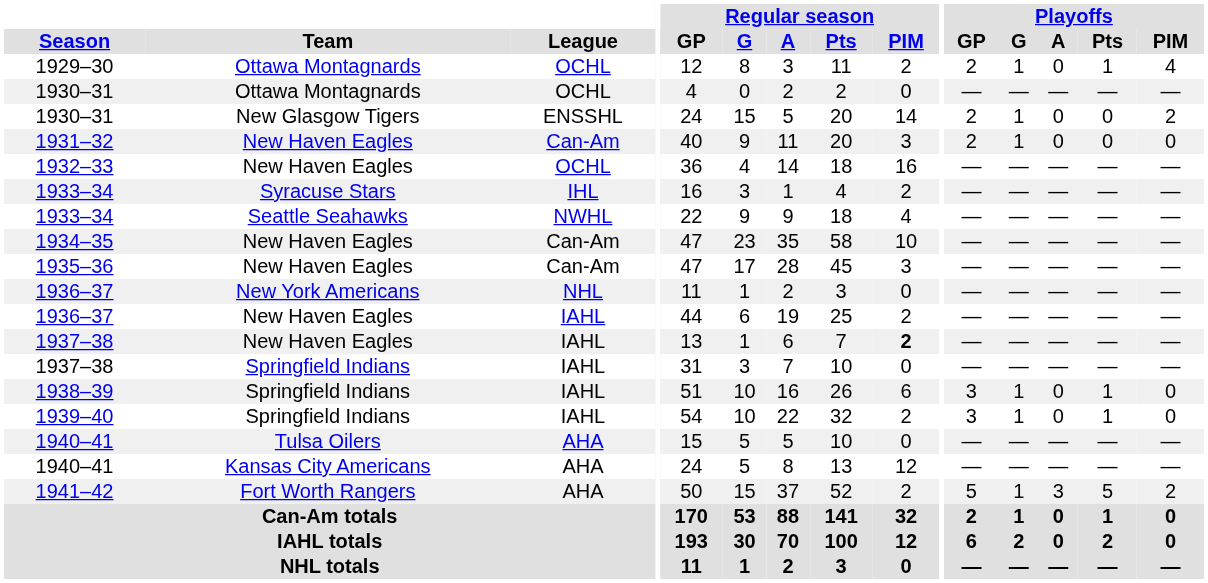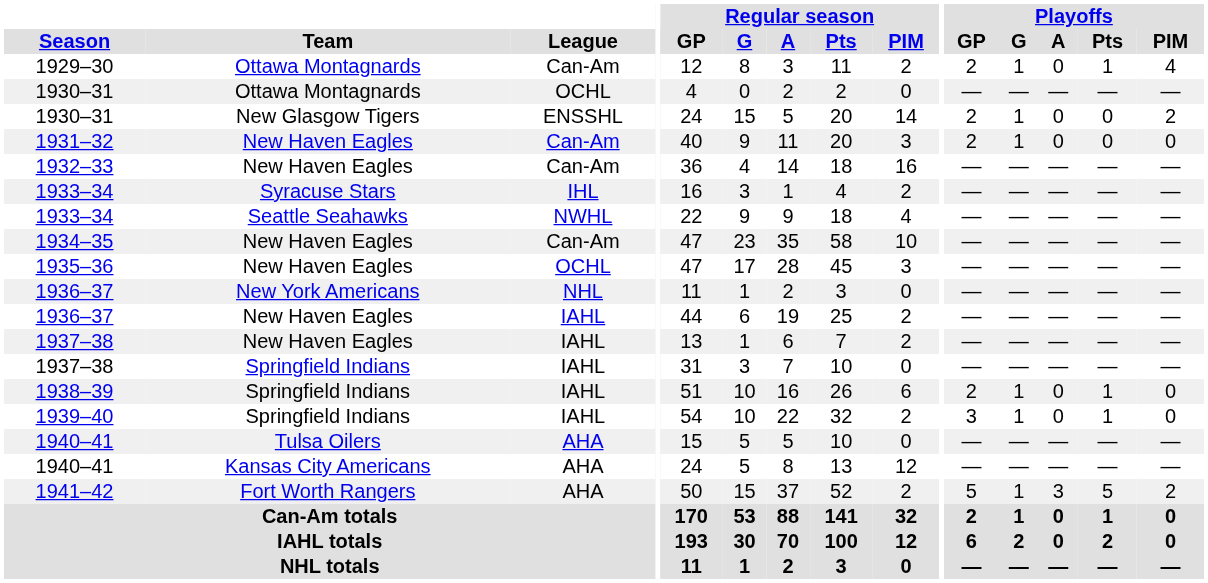(583, 66) OCHL -> (583, 66) Can-Am
(583, 166) OCHL -> (583, 166) Can-Am
(583, 266) Can-Am -> (583, 266) OCHL
(906, 341) bold -> (906, 341) normal
(971, 391) 3 -> (971, 391) 2
